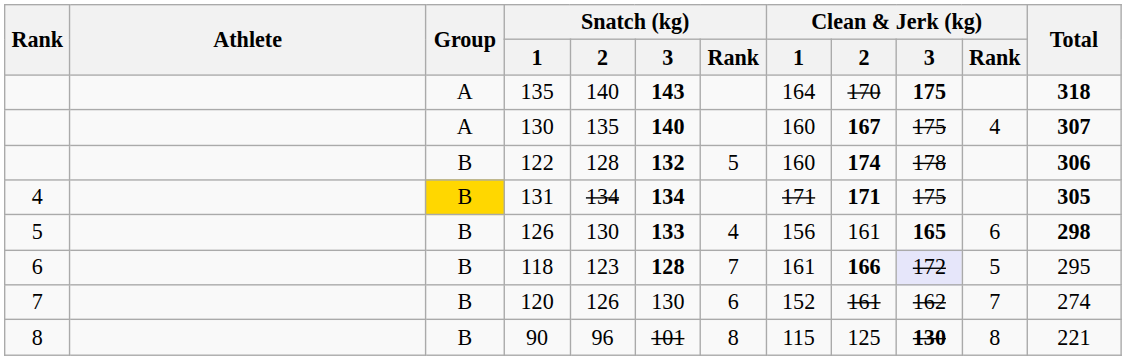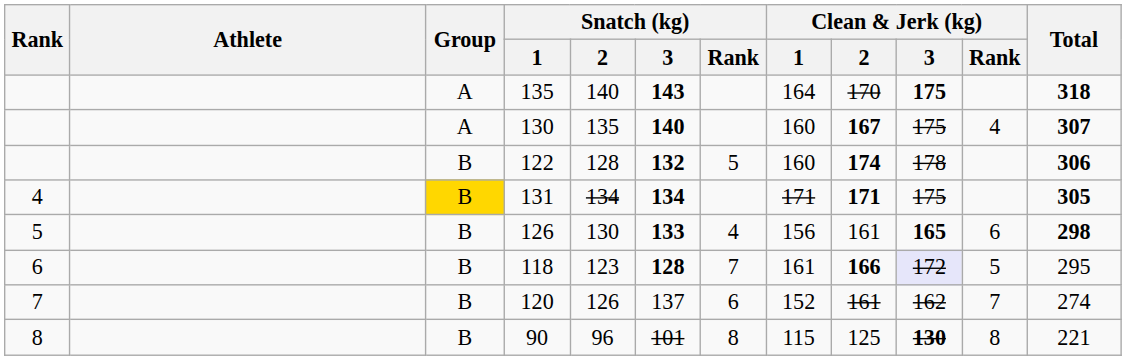(668, 302) 130 -> (668, 302) 137
